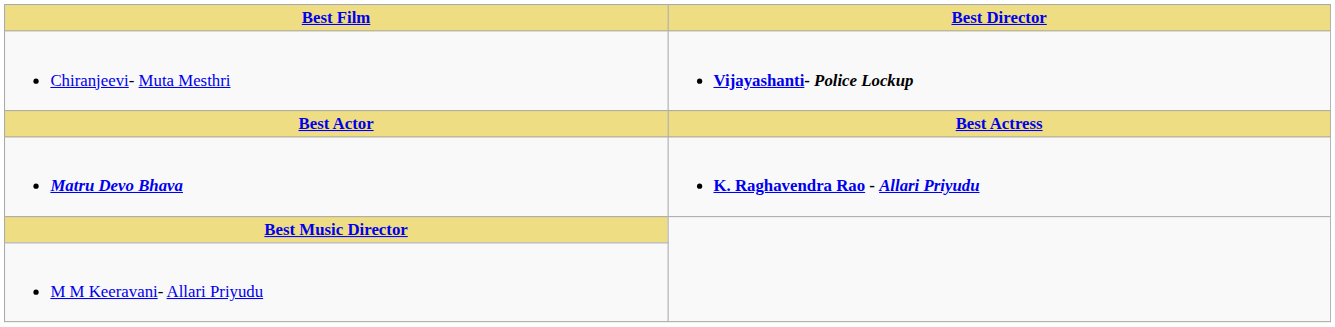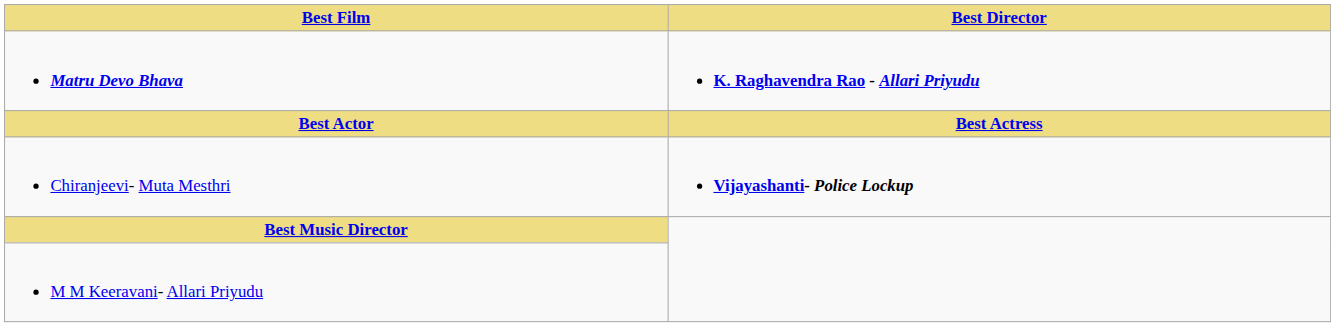rows swapped: (336, 186) <-> (336, 80)
